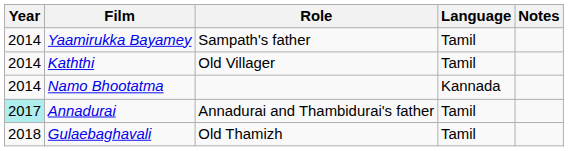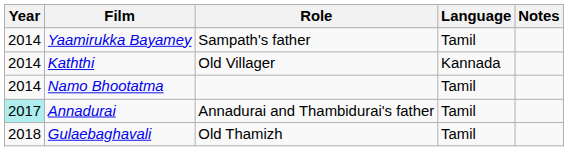(458, 63) Tamil -> (471, 63) Kannada
(471, 87) Kannada -> (458, 87) Tamil
